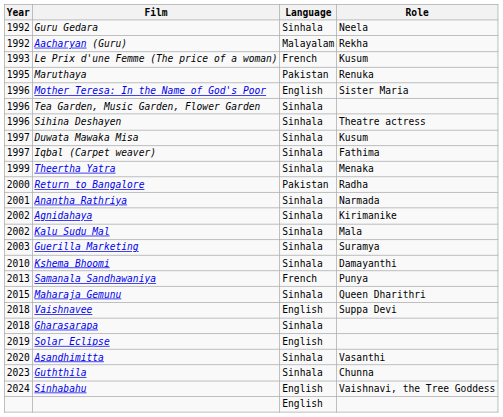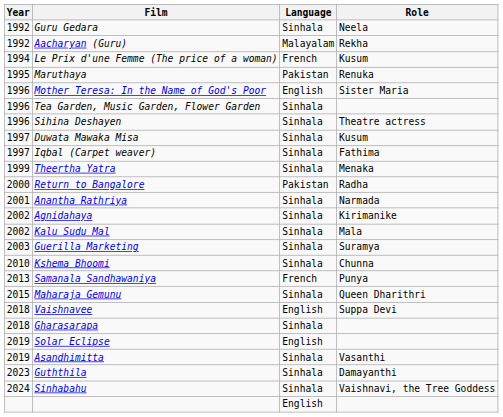(18, 59) 1993 -> (18, 59) 1994
(368, 263) Damayanthi -> (356, 263) Chunna
(18, 357) 2020 -> (18, 357) 2019
(356, 373) Chunna -> (368, 373) Damayanthi
(303, 388) English -> (303, 388) Sinhala
